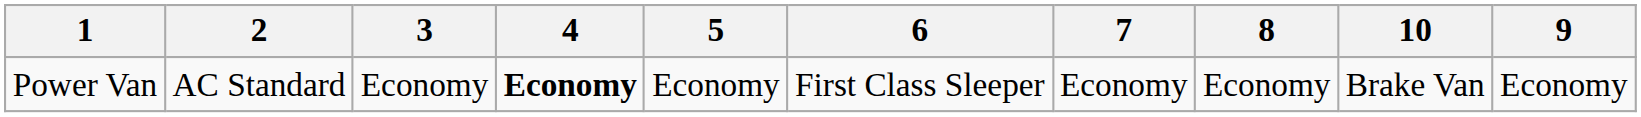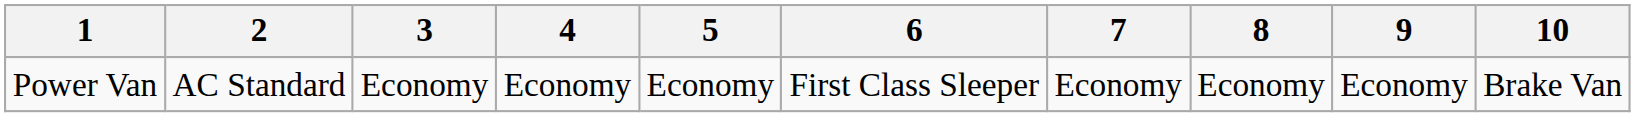columns swapped: (1564, 30) <-> (1415, 30)
(570, 83) bold -> (567, 83) normal
